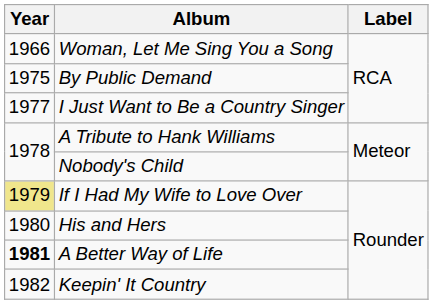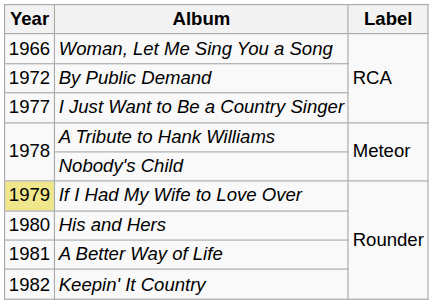(30, 78) 1975 -> (30, 78) 1972
(30, 254) bold -> (30, 254) normal
